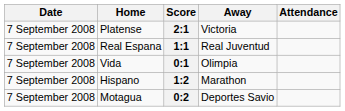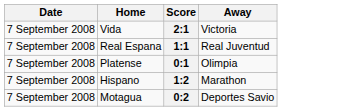- column: (308, 13)
(121, 30) Platense -> (111, 30) Vida
(111, 64) Vida -> (121, 64) Platense
